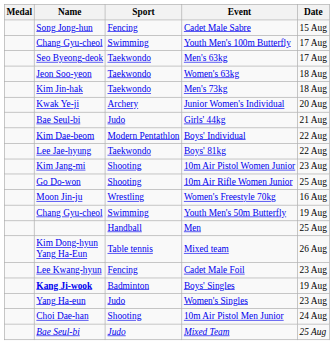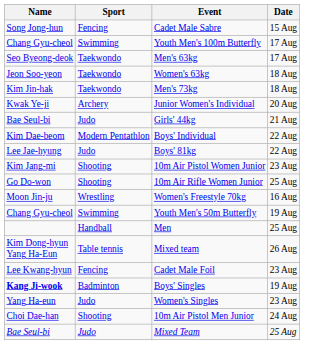- column: (19, 12)
(129, 151) Taekwondo -> (87, 151) Judo
